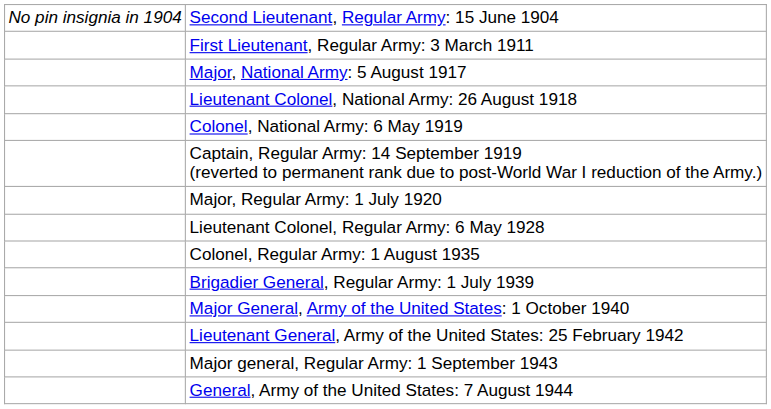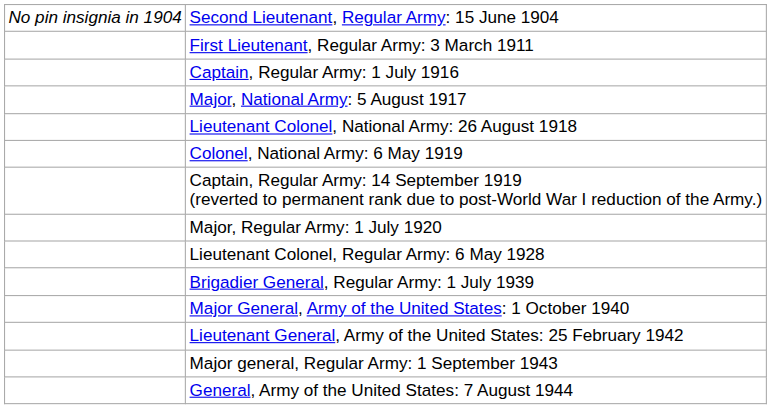+ row: (324, 72)
- row: (335, 254)
